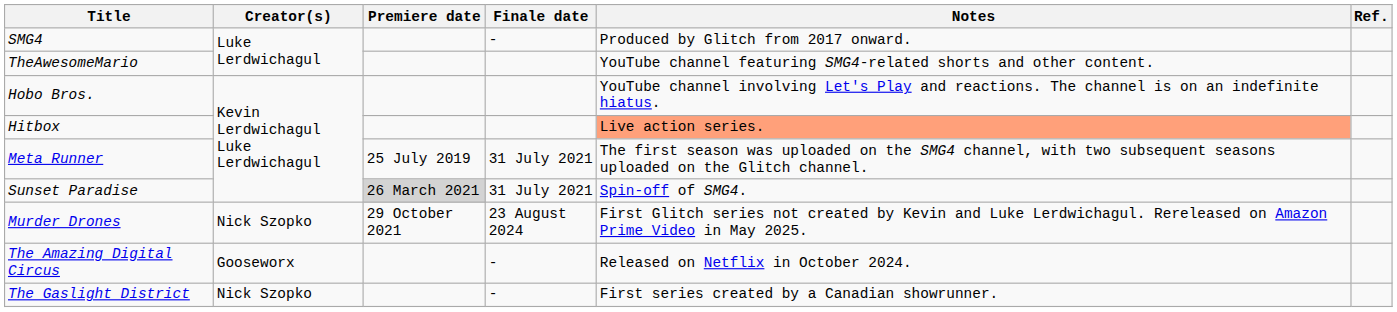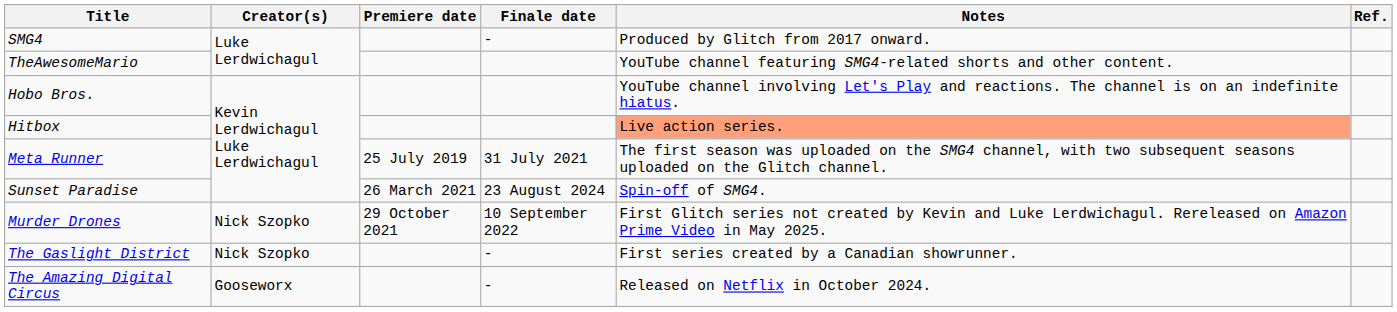(423, 191) lightgrey background -> (420, 191) no background
(541, 191) 31 July 2021 -> (544, 191) 23 August 2024
(528, 223) 23 August 2024 -> (536, 223) 10 September 2022
rows swapped: (90, 263) <-> (99, 295)
